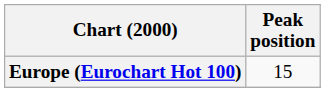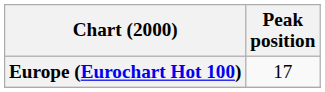(283, 71) 15 -> (283, 71) 17
